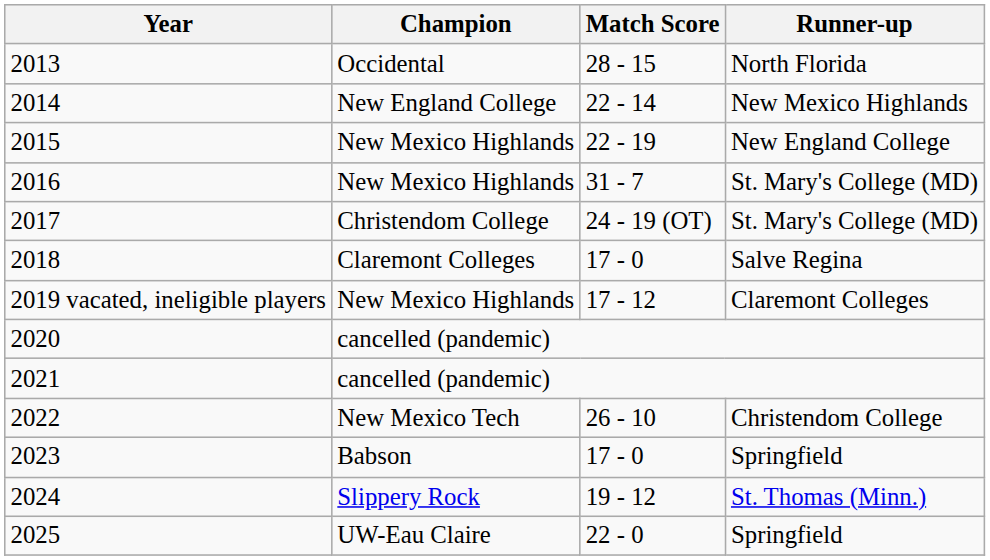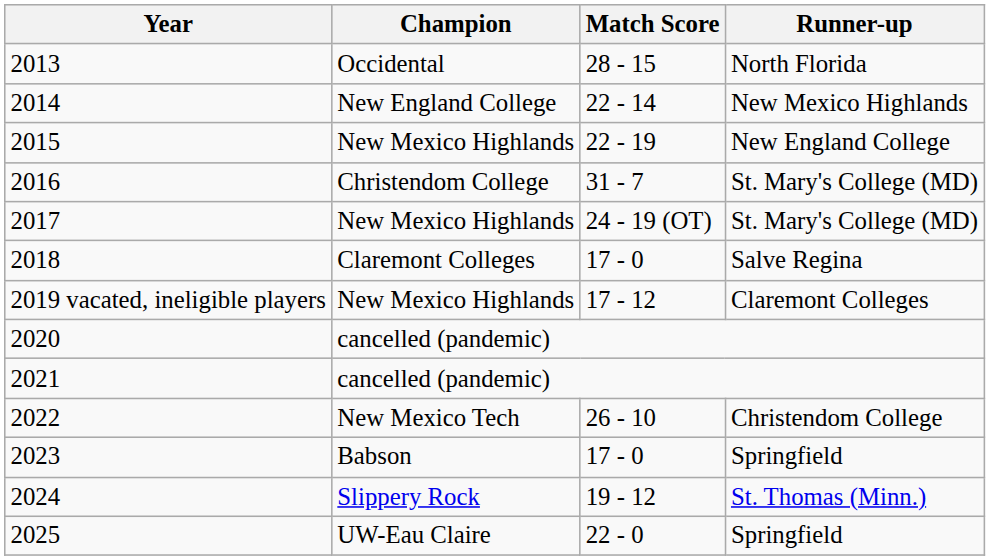(456, 181) New Mexico Highlands -> (443, 181) Christendom College
(443, 220) Christendom College -> (456, 220) New Mexico Highlands
